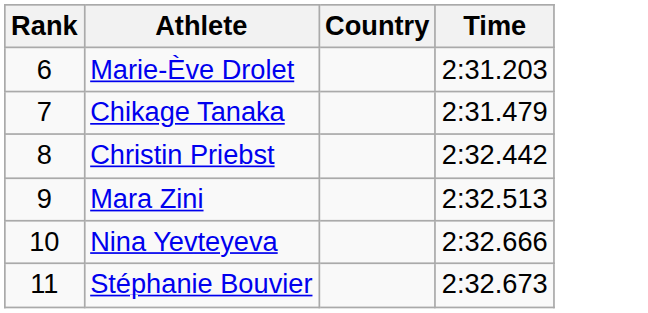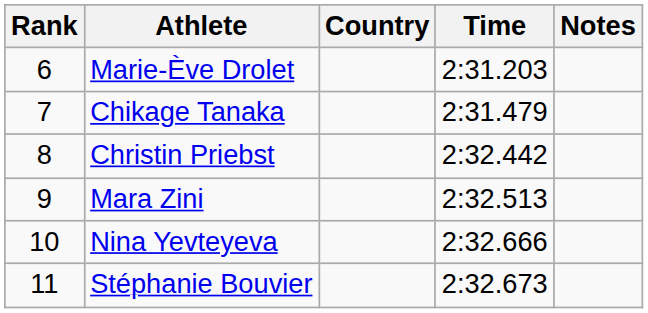+ column: (598, 26)
